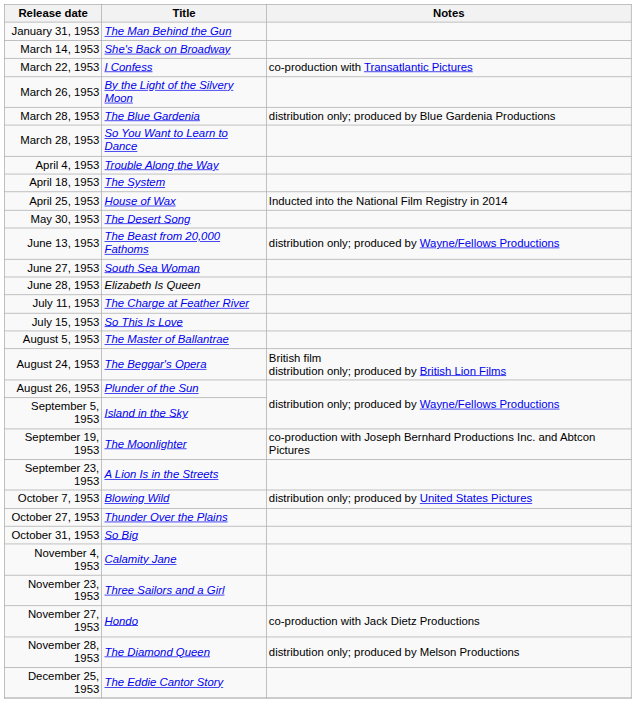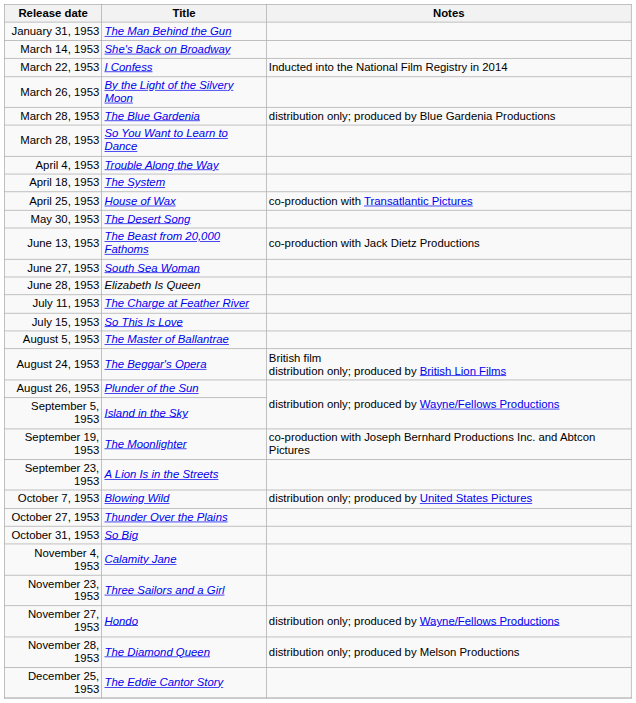(371, 67) co-production with Transatlantic Pictures -> (388, 67) Inducted into the National Film Registry in 2014
(388, 201) Inducted into the National Film Registry in 2014 -> (371, 201) co-production with Transatlantic Pictures
(414, 243) distribution only; produced by Wayne/Fellows Productions -> (374, 243) co-production with Jack Dietz Productions
(374, 621) co-production with Jack Dietz Productions -> (414, 621) distribution only; produced by Wayne/Fellows Productions
